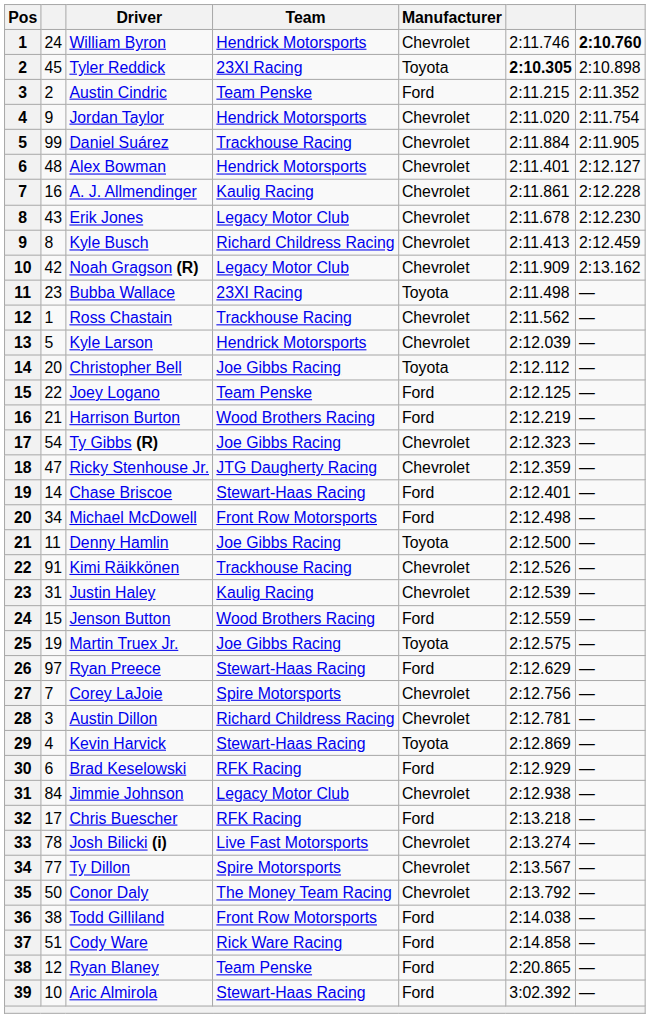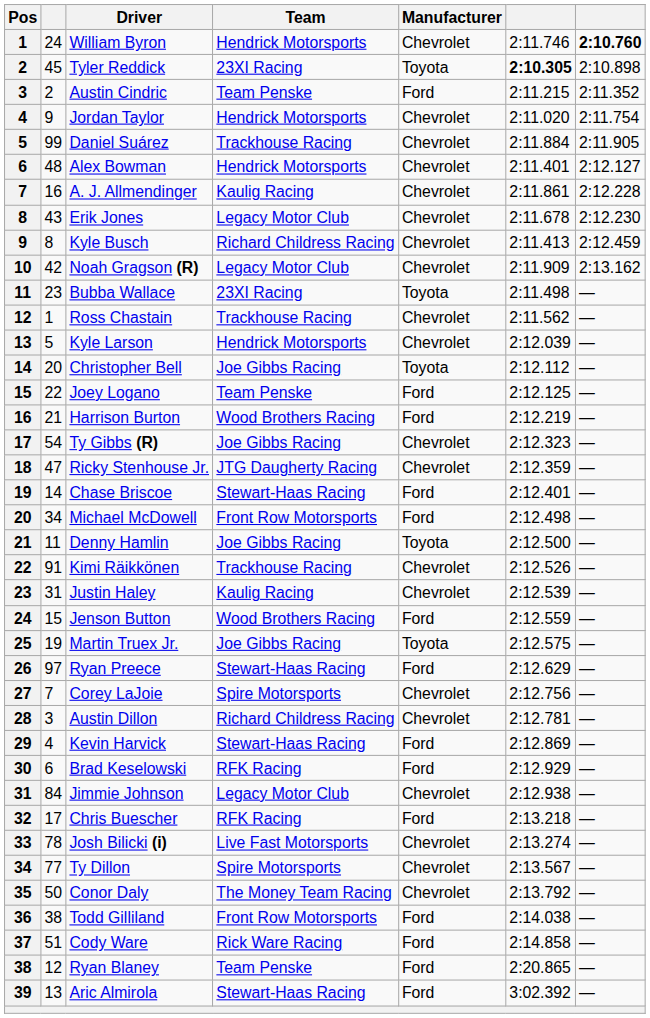(425, 743) Toyota -> (418, 743) Ford
(53, 993) 10 -> (53, 993) 13
